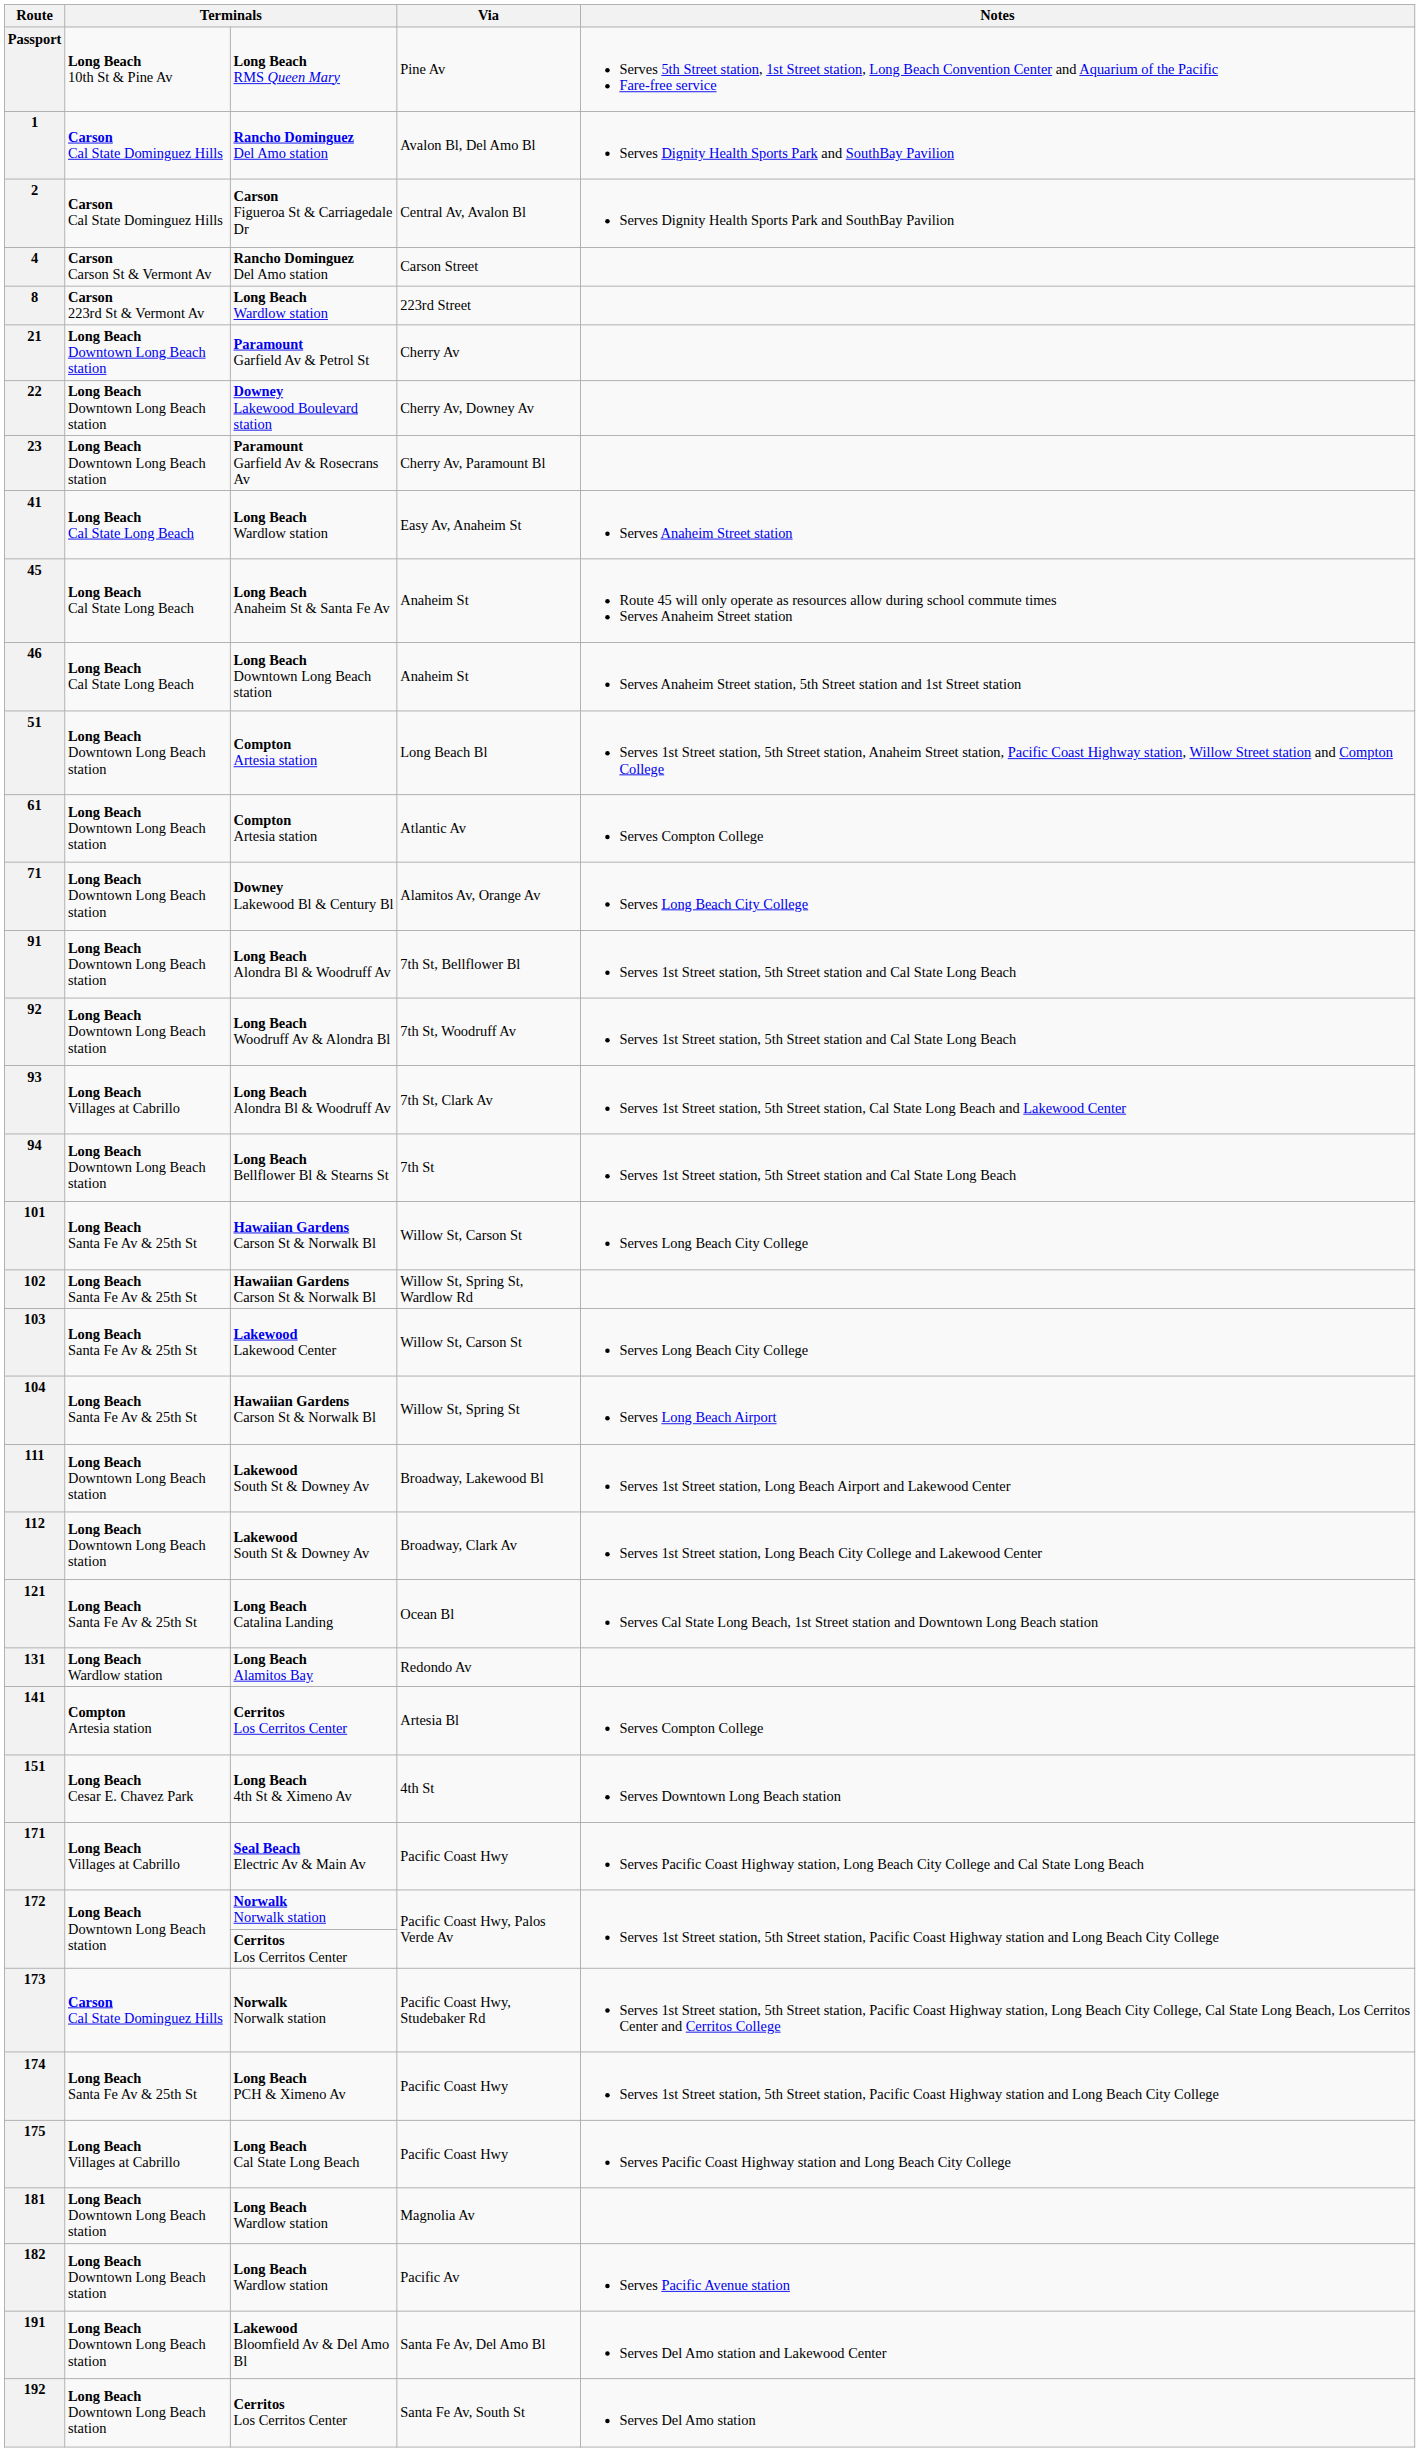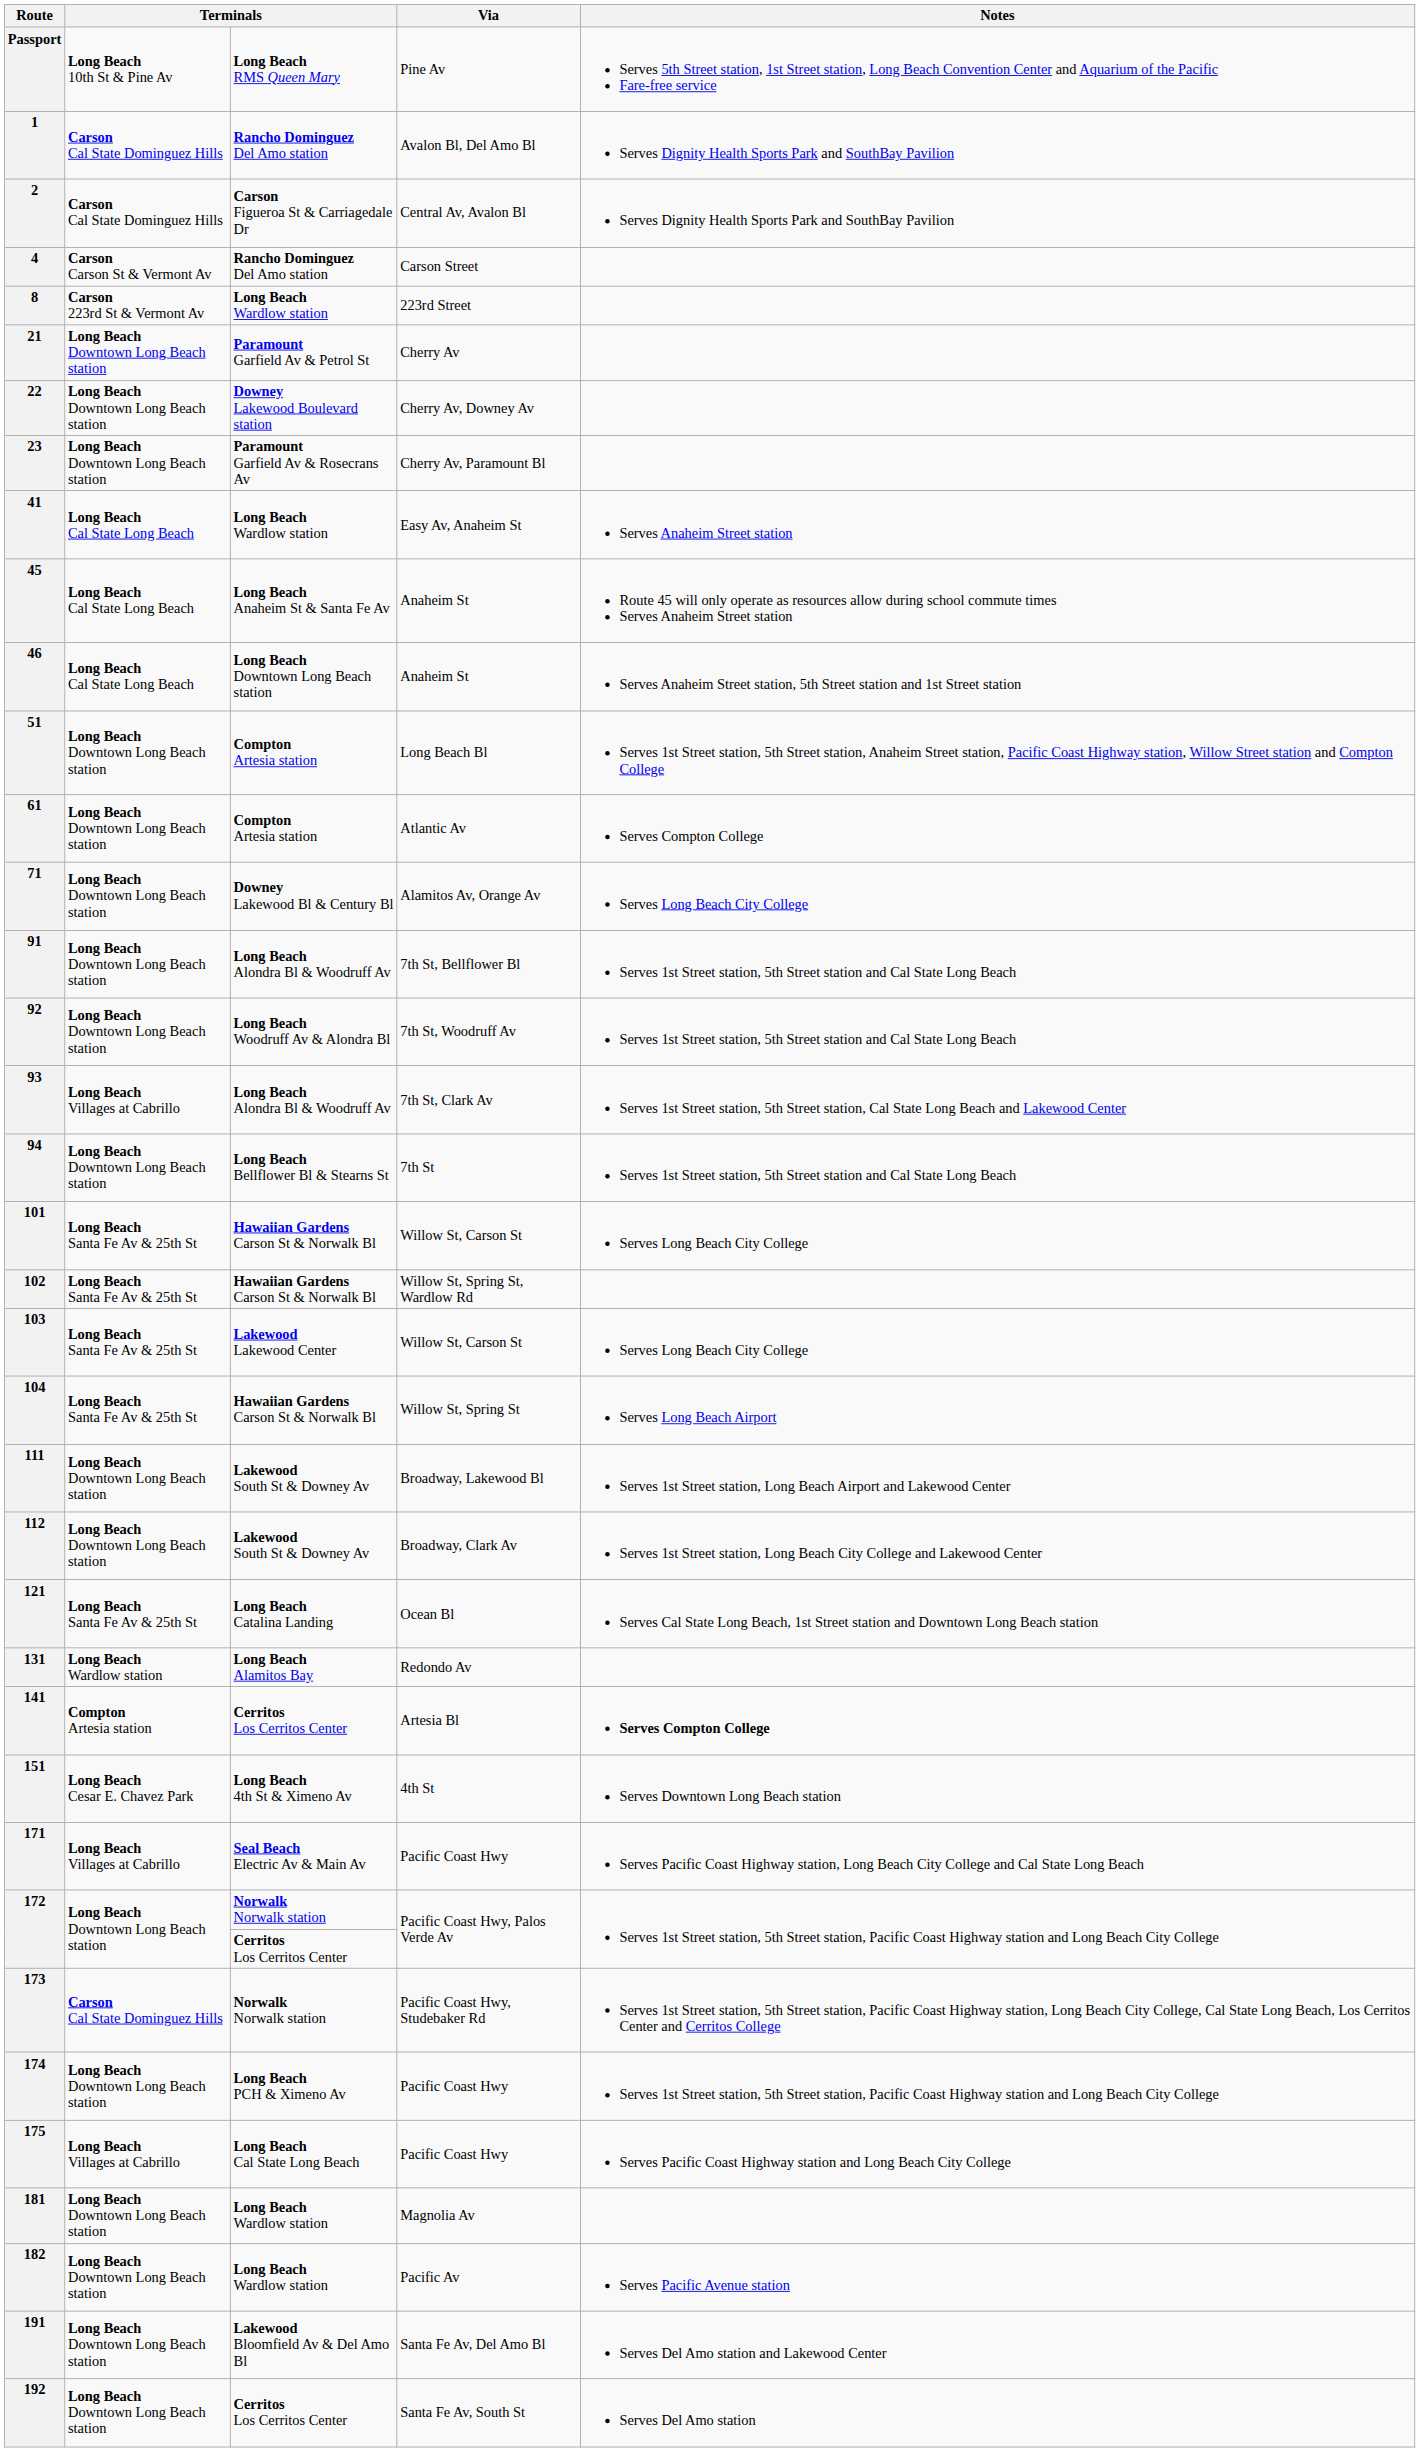(997, 1729) normal -> (997, 1729) bold
(132, 2086) Long Beach Santa Fe Av & 25th St -> (137, 2086) Long Beach Downtown Long Beach station
